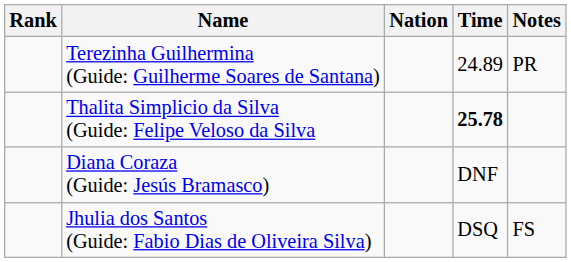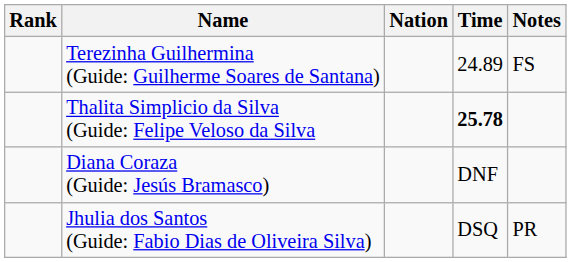(525, 64) PR -> (524, 64) FS
(524, 229) FS -> (525, 229) PR
